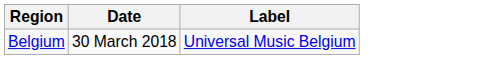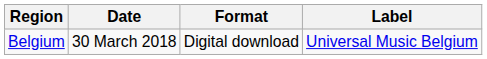+ column: (241, 16)
